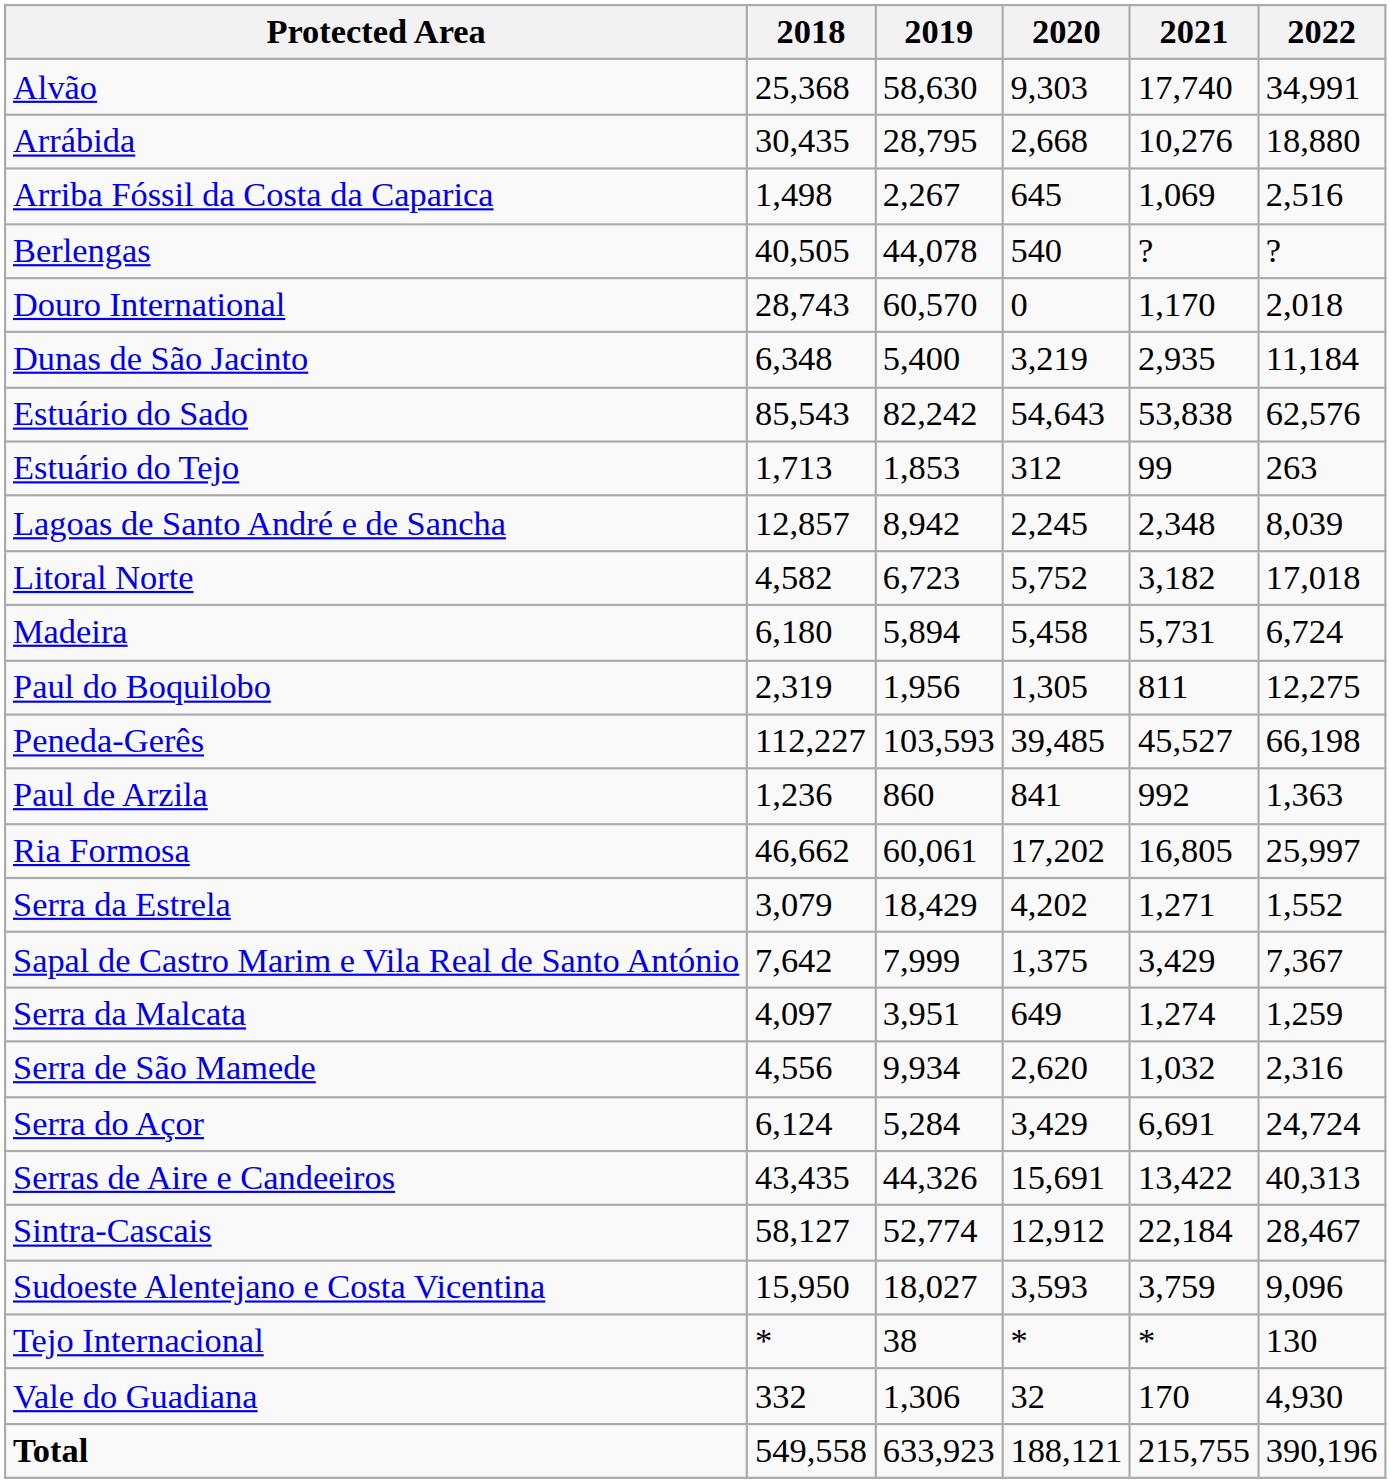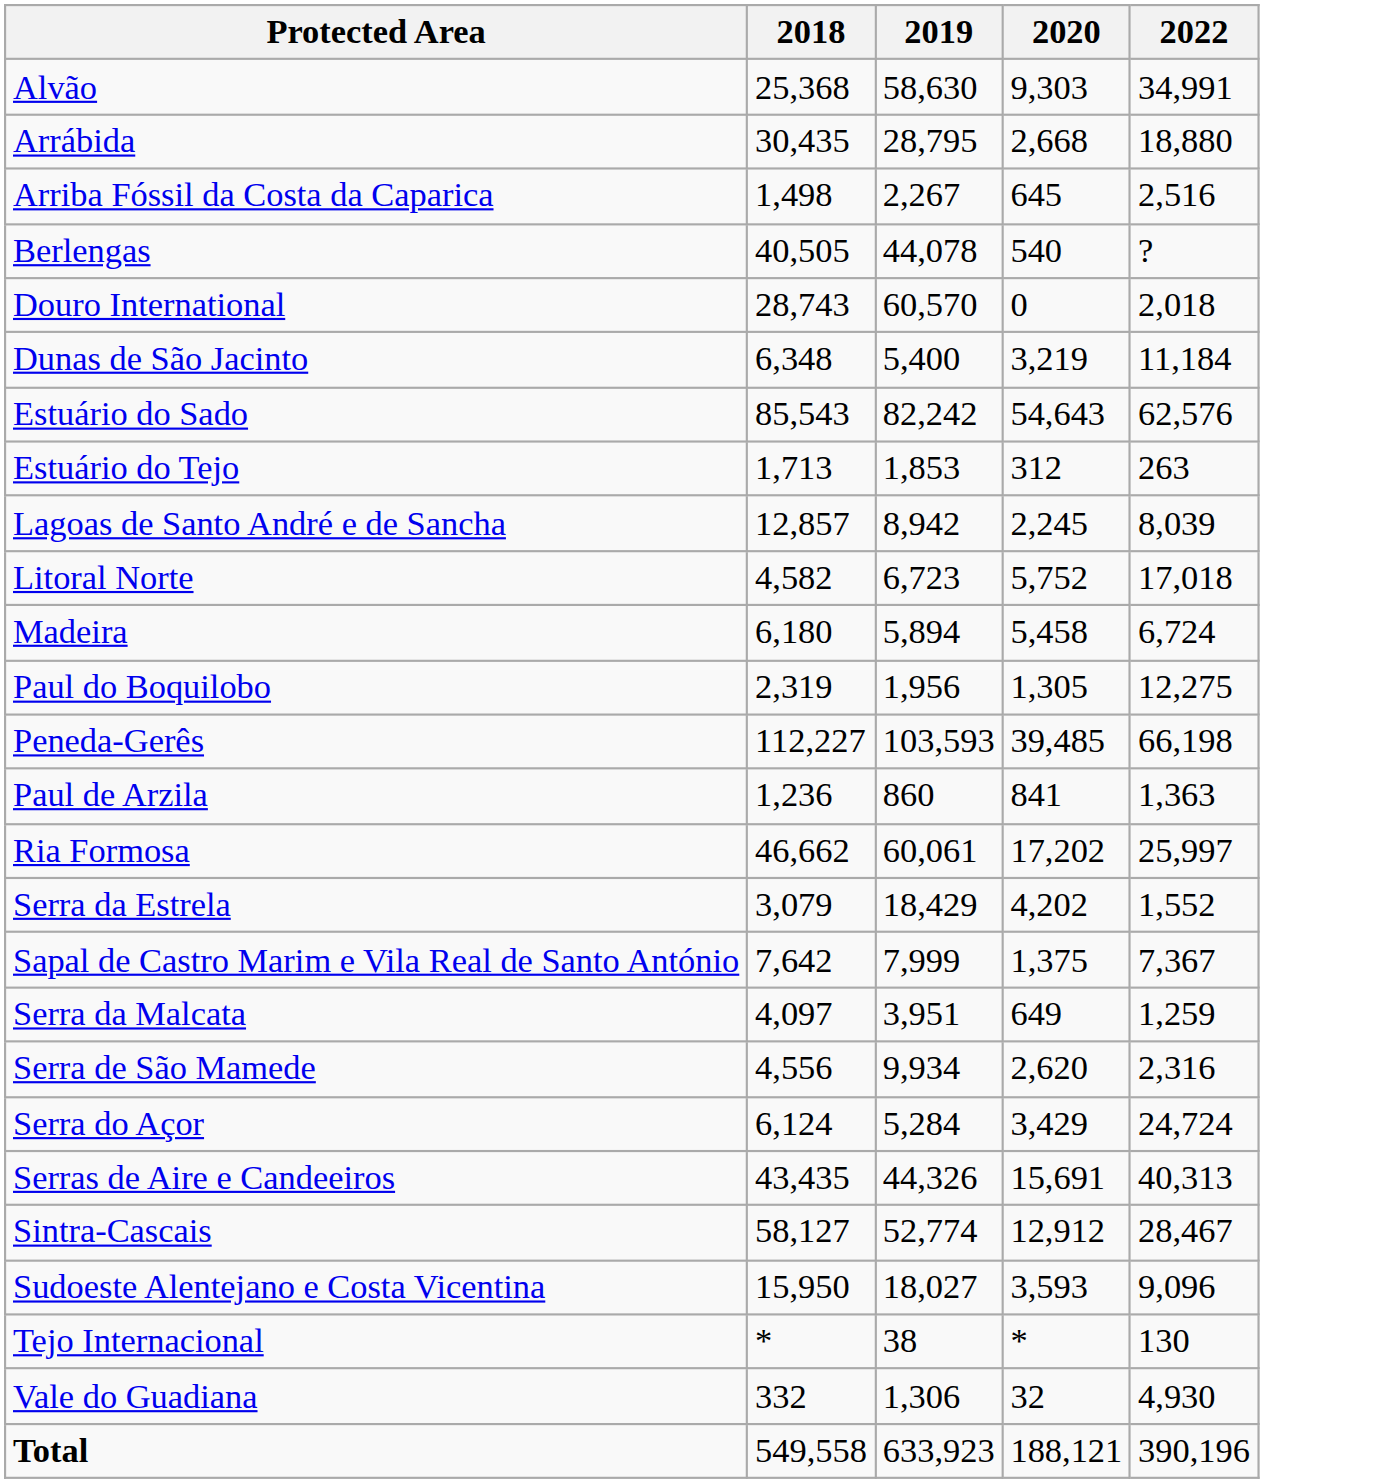- column: (1194, 31)
